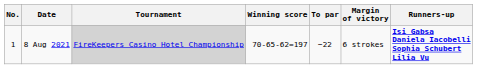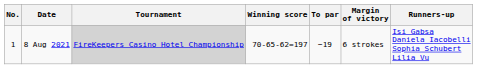(325, 45) −22 -> (325, 45) −19
(431, 45) bold -> (431, 45) normal
